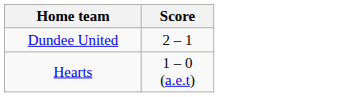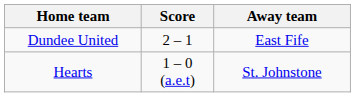+ column: (282, 16)
